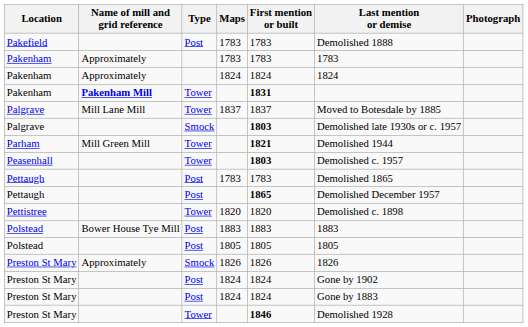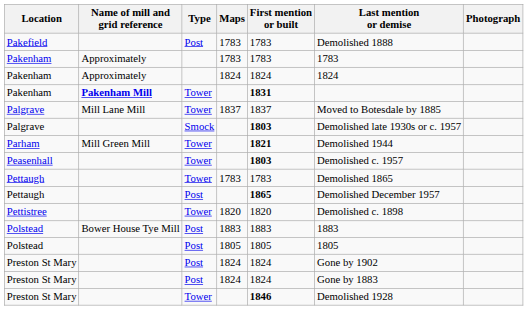(194, 178) Post -> (198, 178) Tower
- row: (42, 263)
